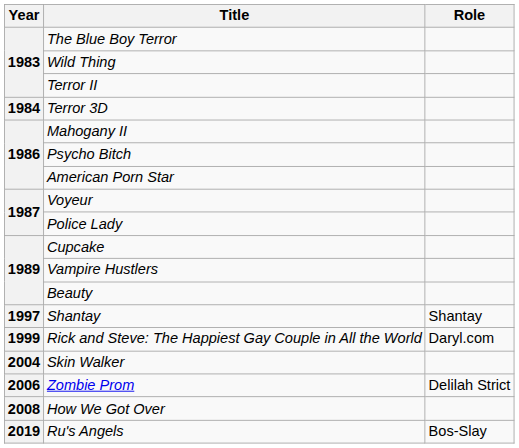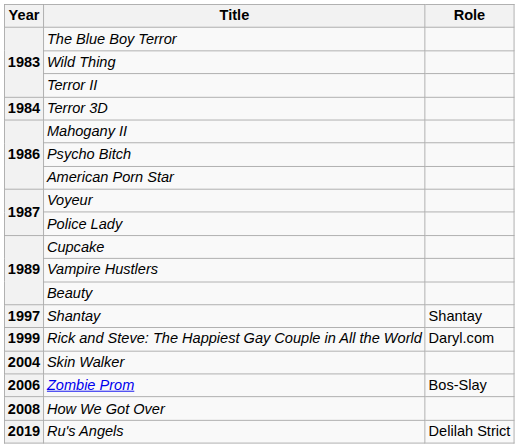(469, 385) Delilah Strict -> (458, 385) Bos-Slay
(458, 431) Bos-Slay -> (469, 431) Delilah Strict
